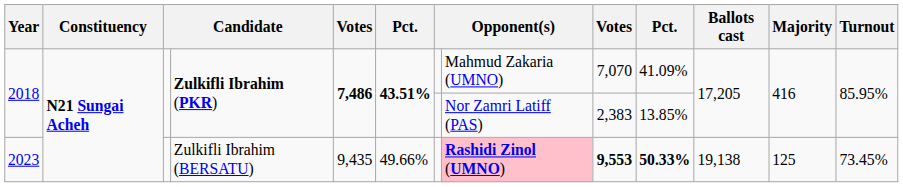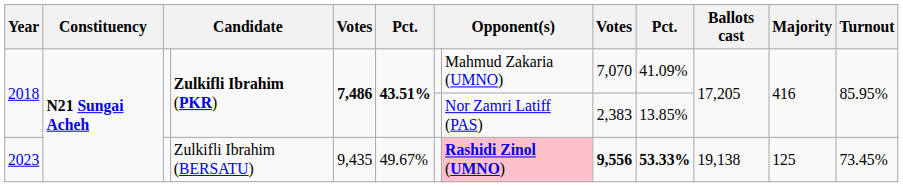(404, 159) 49.66% -> (404, 159) 49.67%
(614, 159) 9,553 -> (614, 159) 9,556
(665, 159) 50.33% -> (665, 159) 53.33%
